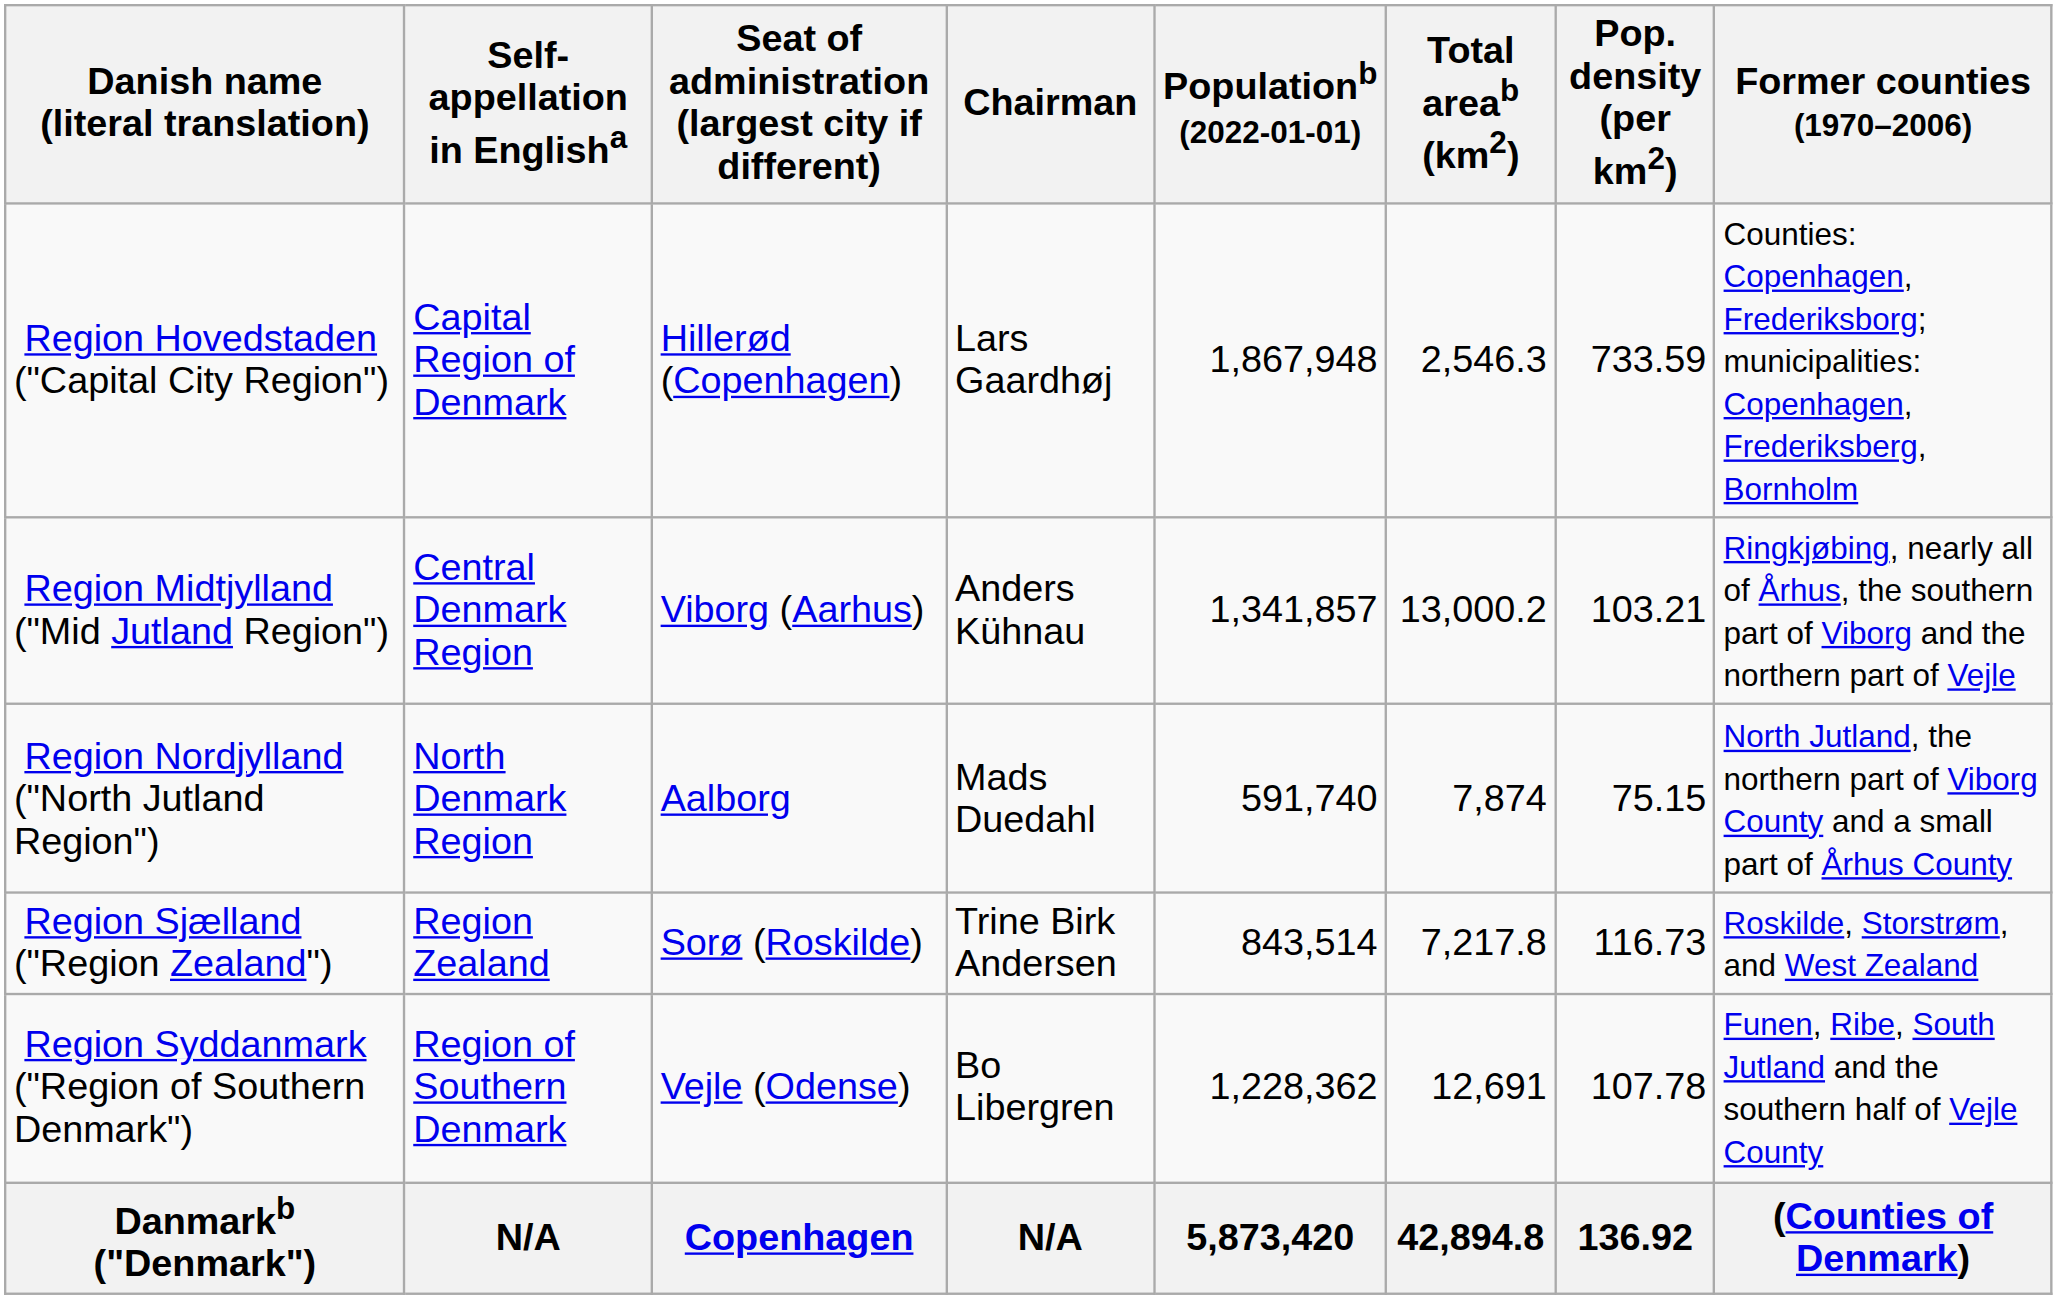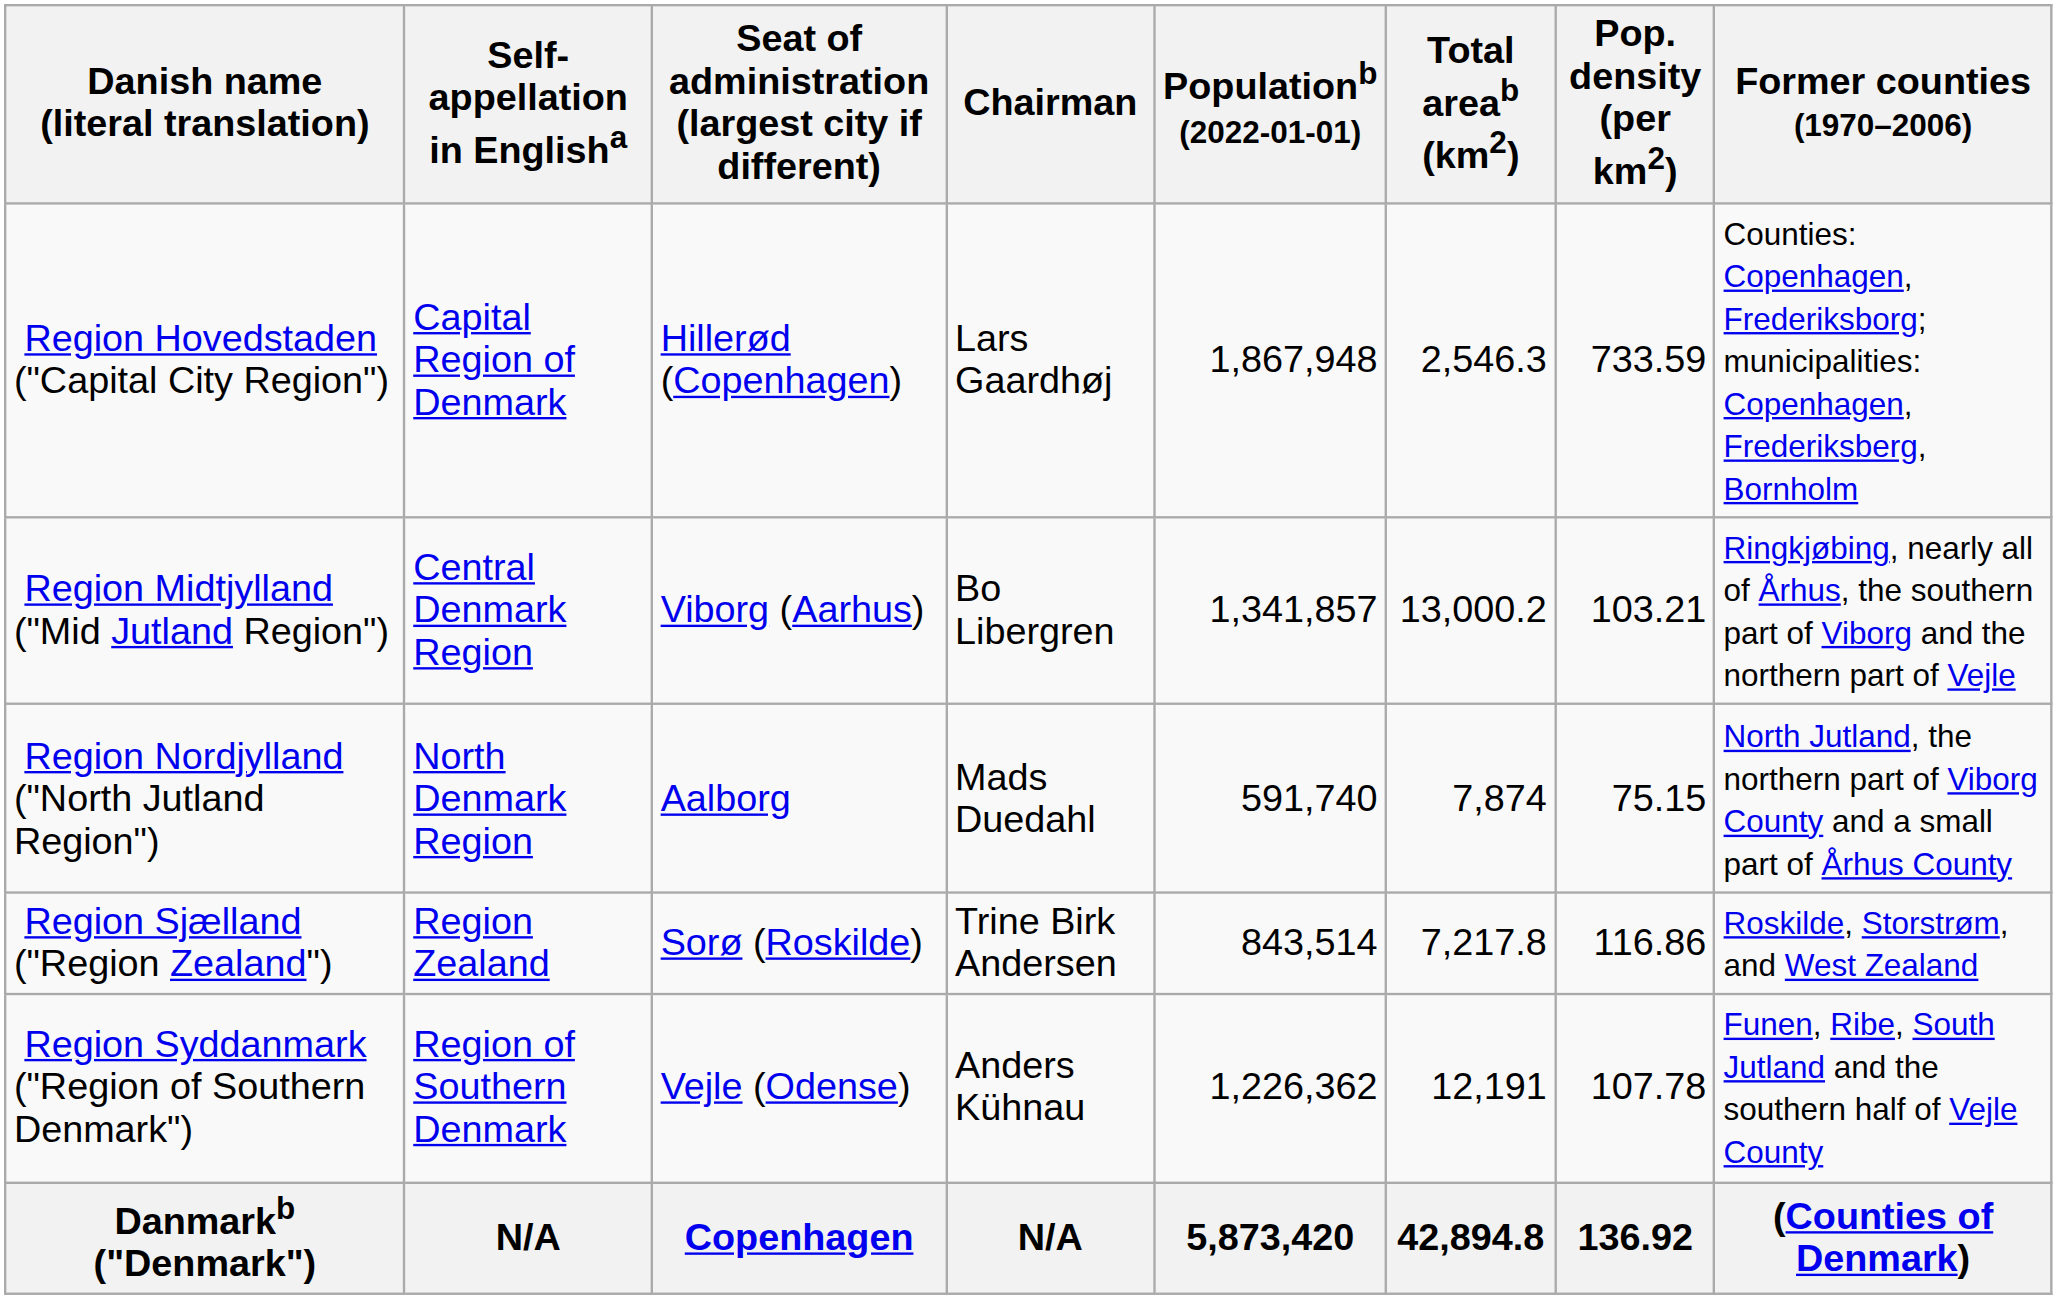(1020, 610) Anders Kühnau -> (1035, 610) Bo Libergren
(1650, 942) 116.73 -> (1650, 942) 116.86
(1035, 1087) Bo Libergren -> (1020, 1087) Anders Kühnau
(1293, 1087) 1,228,362 -> (1293, 1087) 1,226,362
(1489, 1087) 12,691 -> (1489, 1087) 12,191
